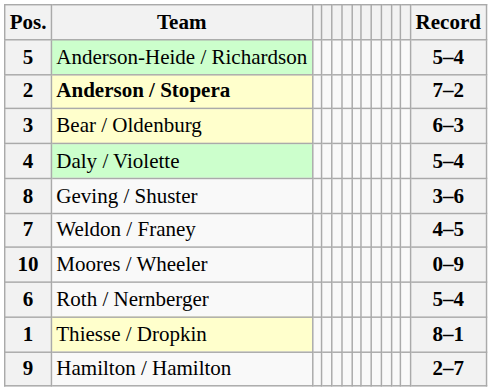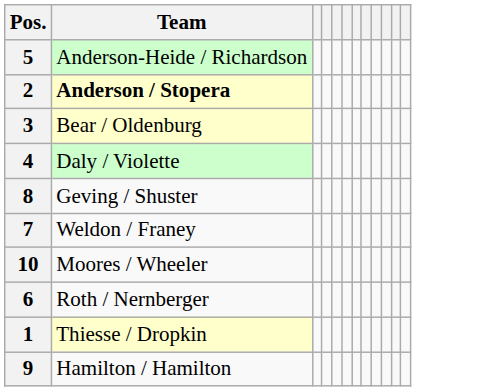- column: (448, 22)
